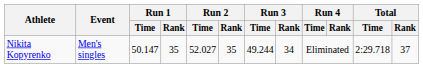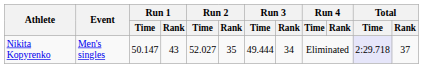(174, 50) 35 -> (174, 50) 43
(260, 50) 49.244 -> (260, 50) 49.444
(373, 50) no background -> (373, 50) lavender background
